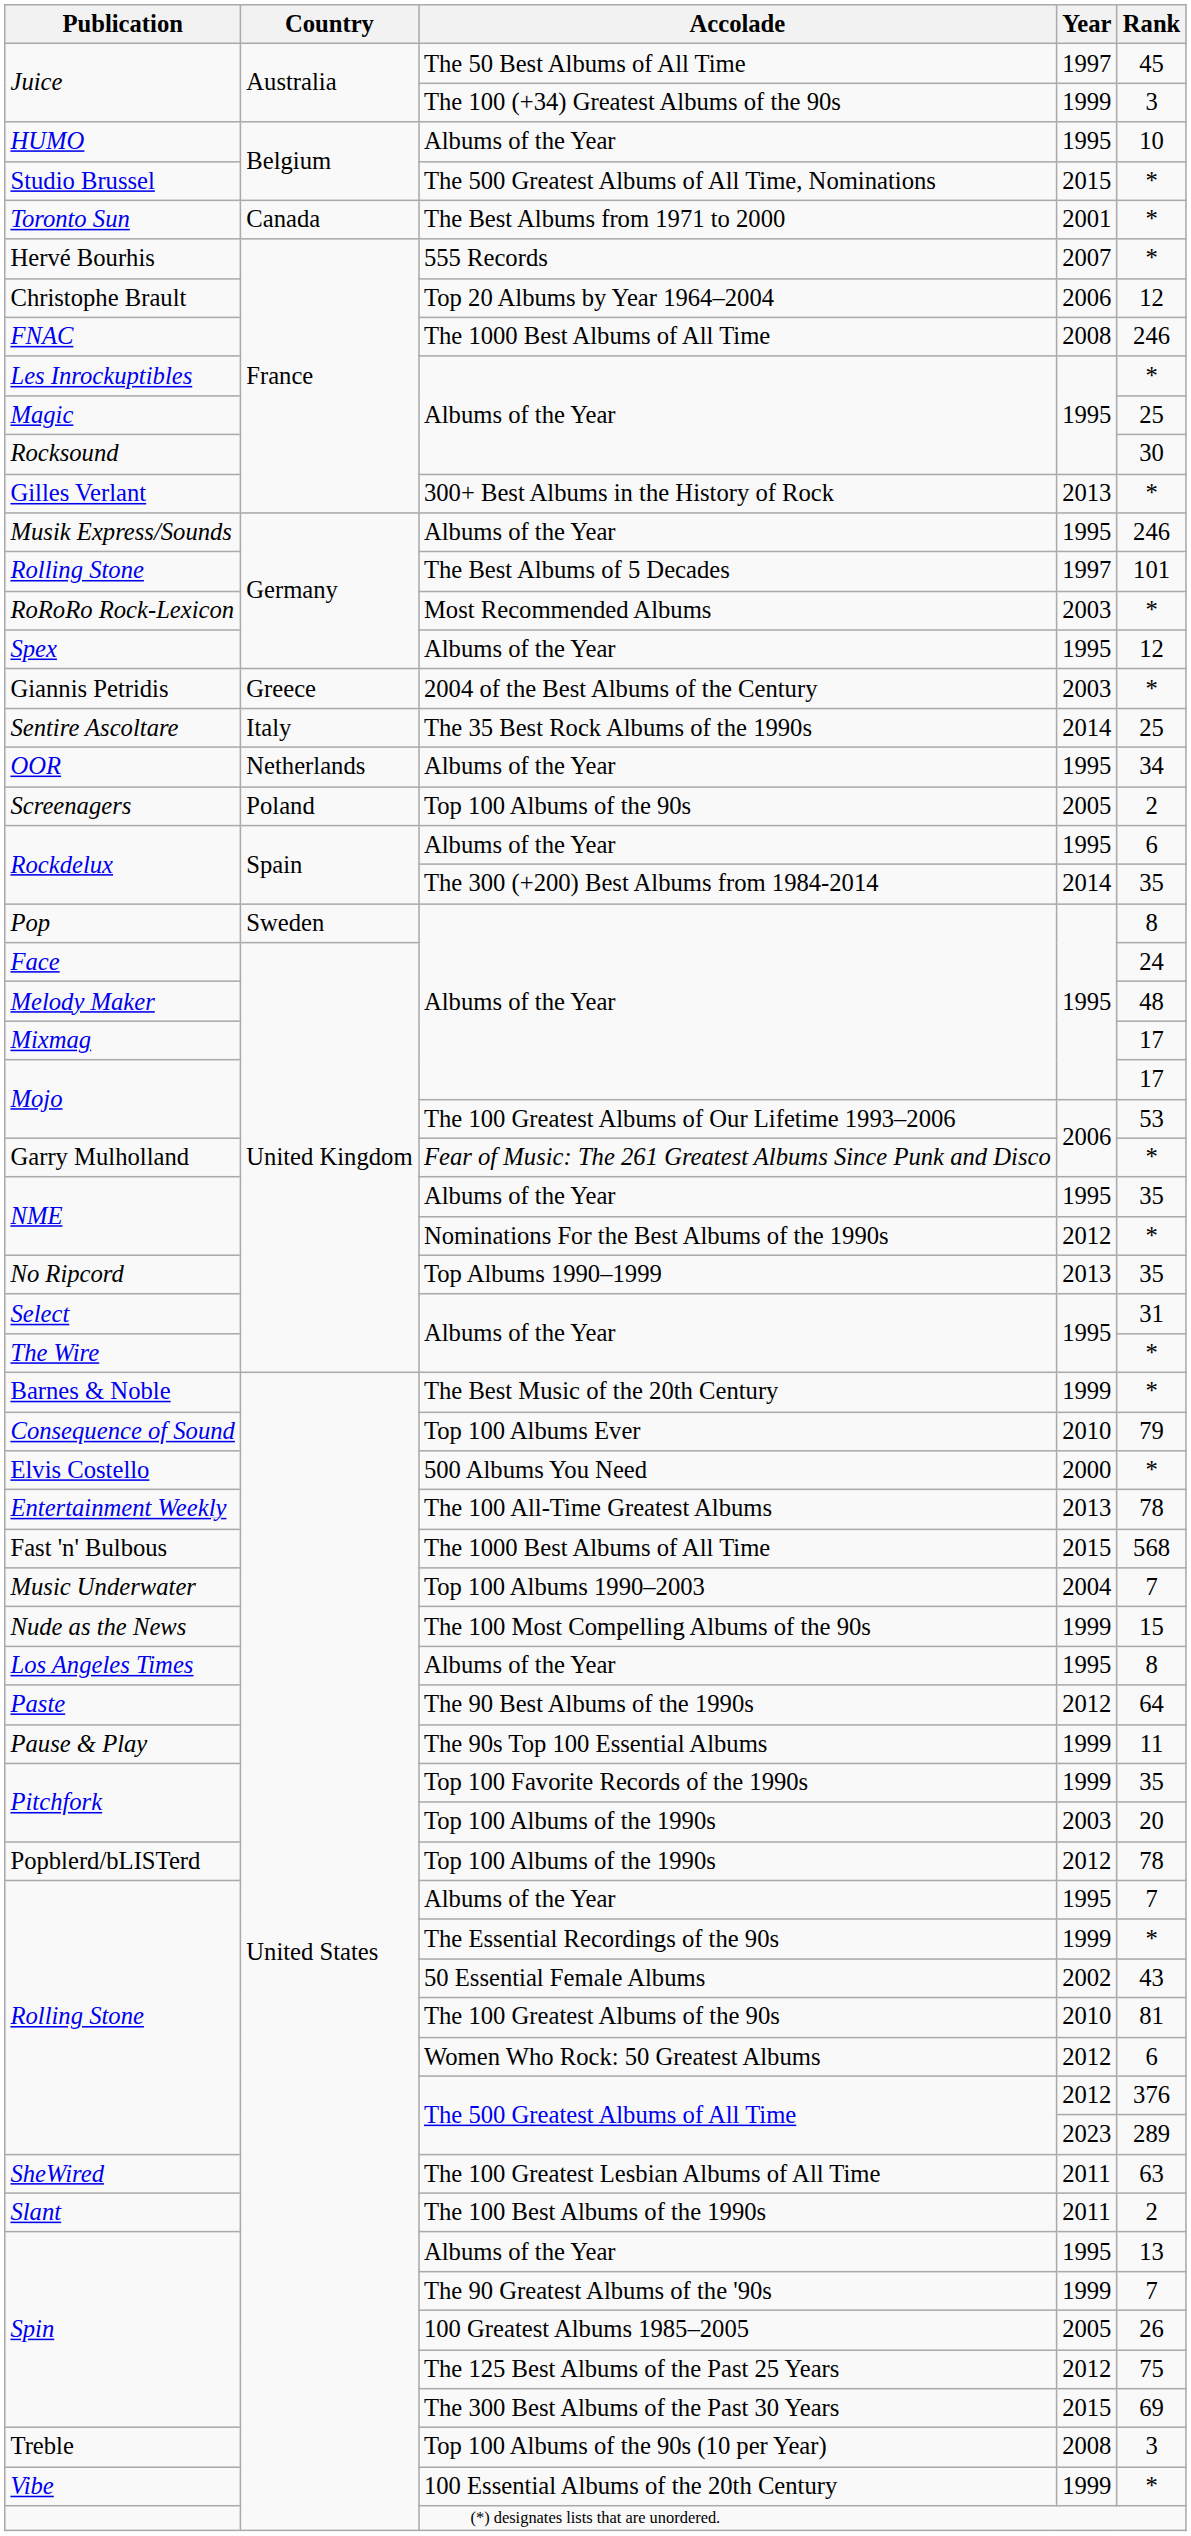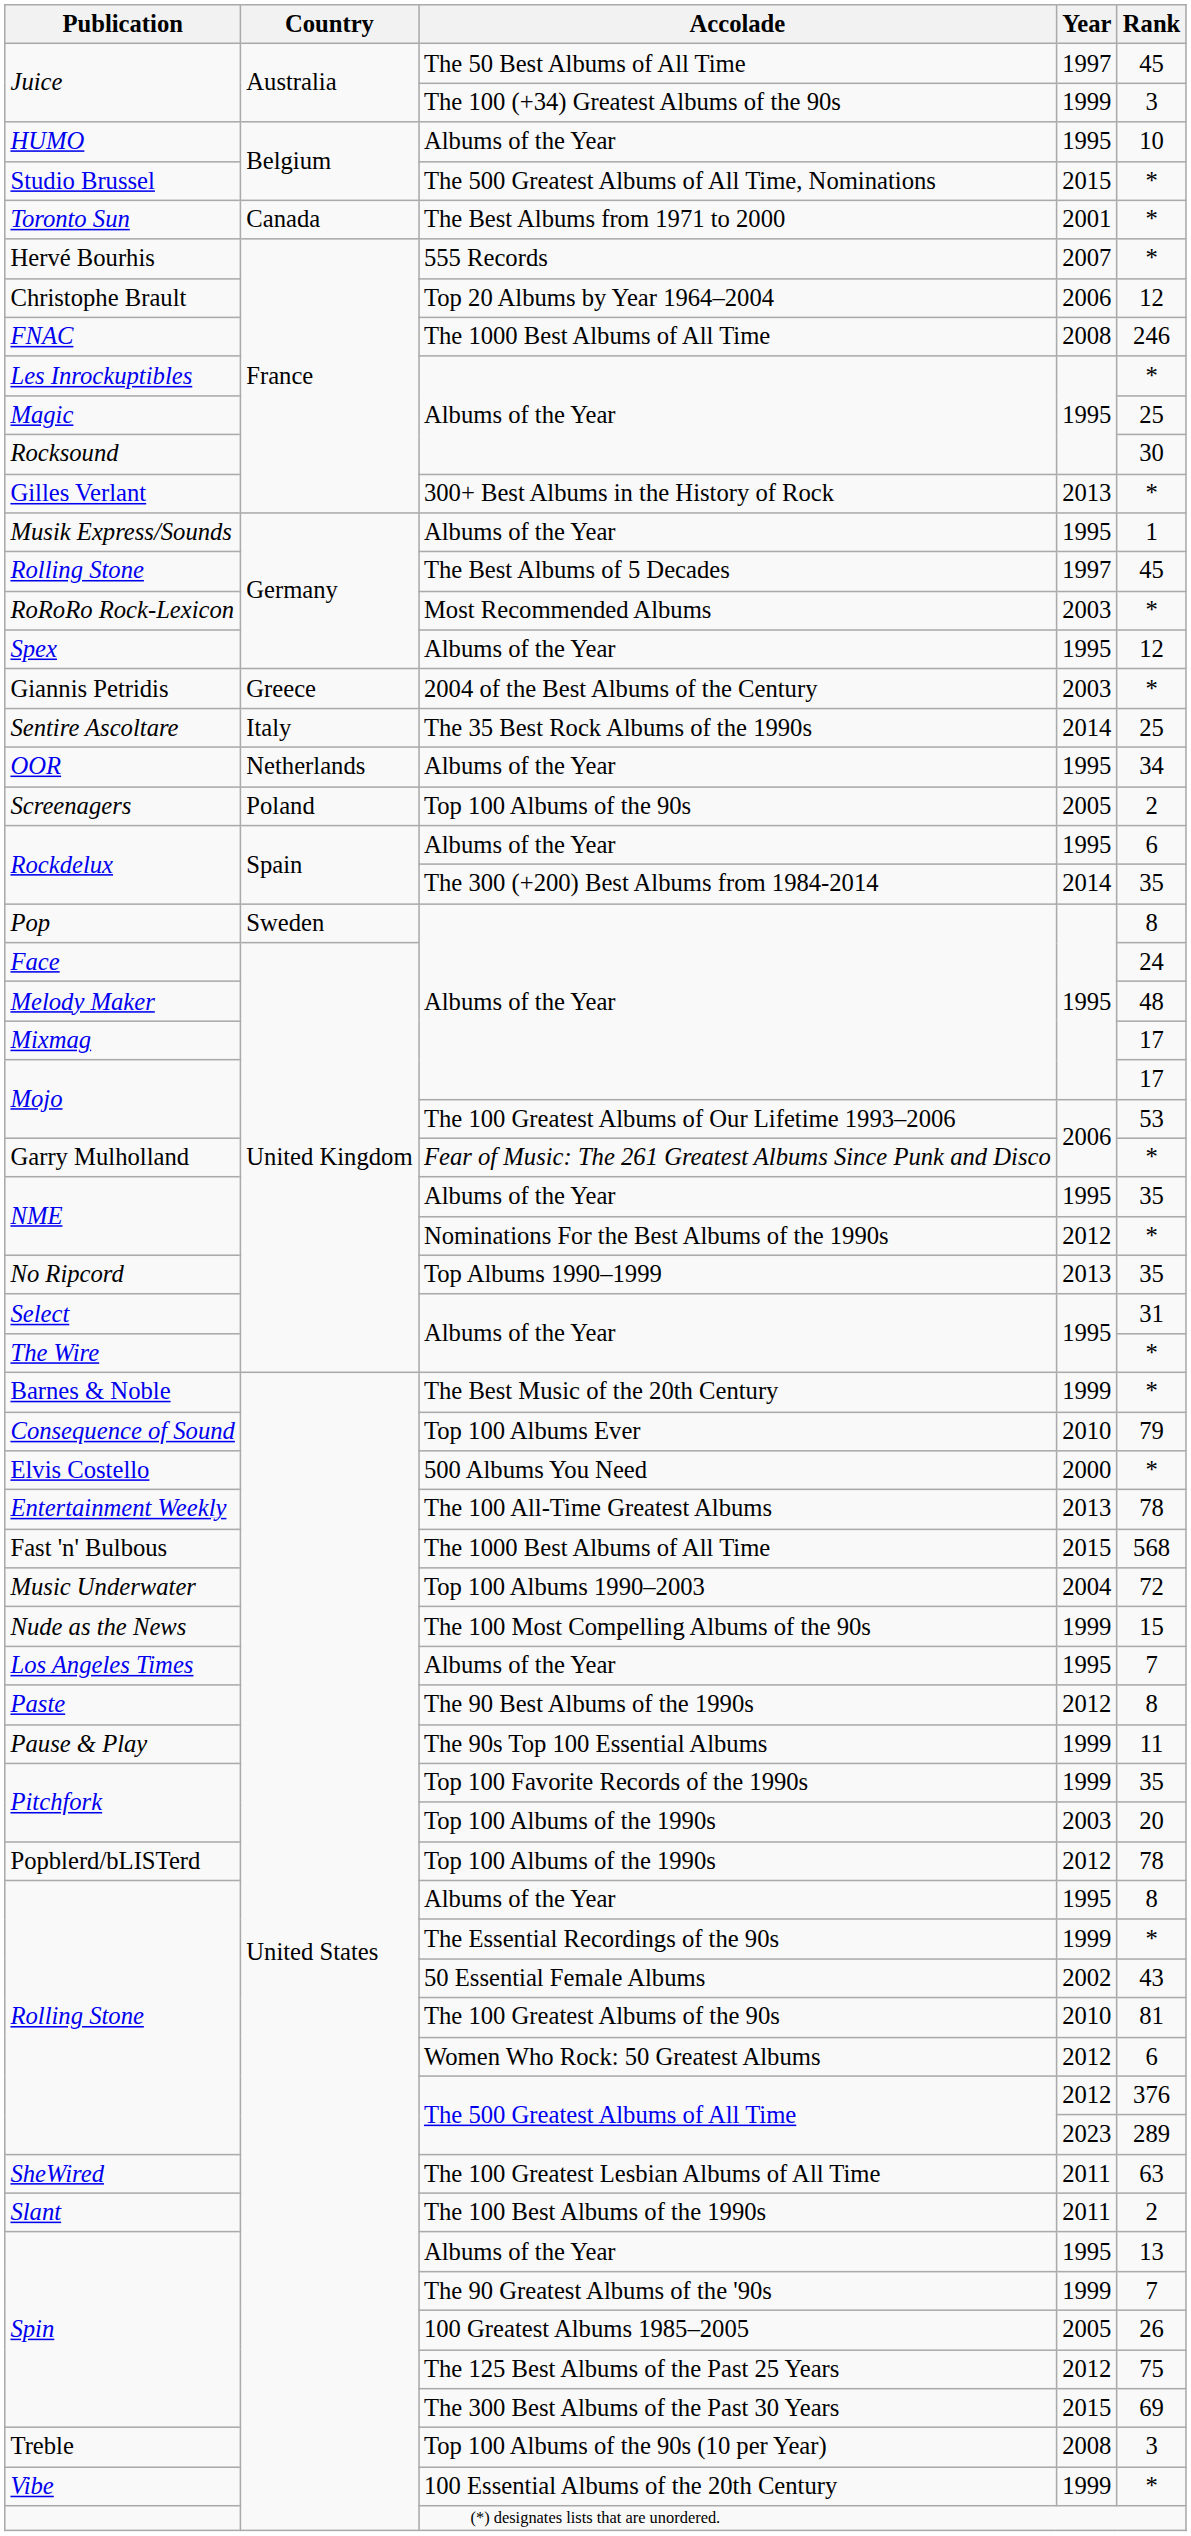(1152, 532) 246 -> (1152, 532) 1
(1152, 571) 101 -> (1152, 571) 45
(1152, 1587) 7 -> (1152, 1587) 72
(1152, 1665) 8 -> (1152, 1665) 7
(1152, 1704) 64 -> (1152, 1704) 8
(1152, 1899) 7 -> (1152, 1899) 8
